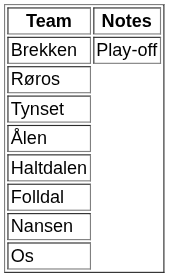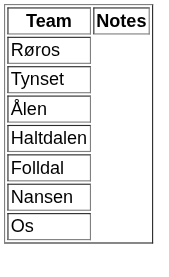- row: (44, 50)
